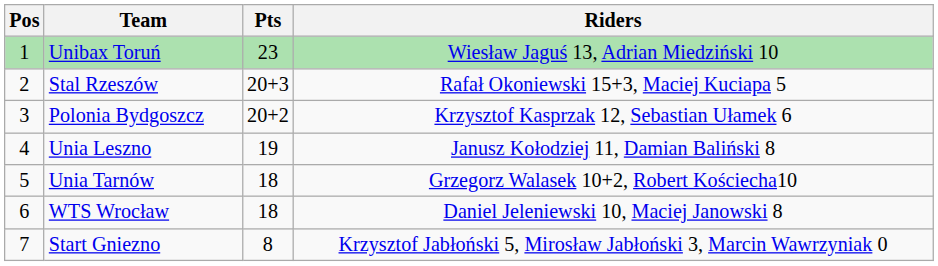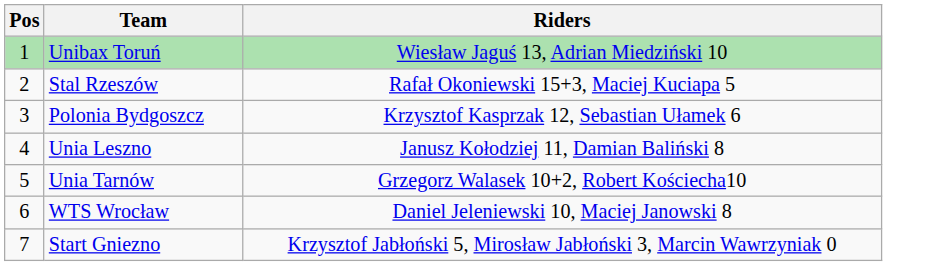- column: (268, 20)
